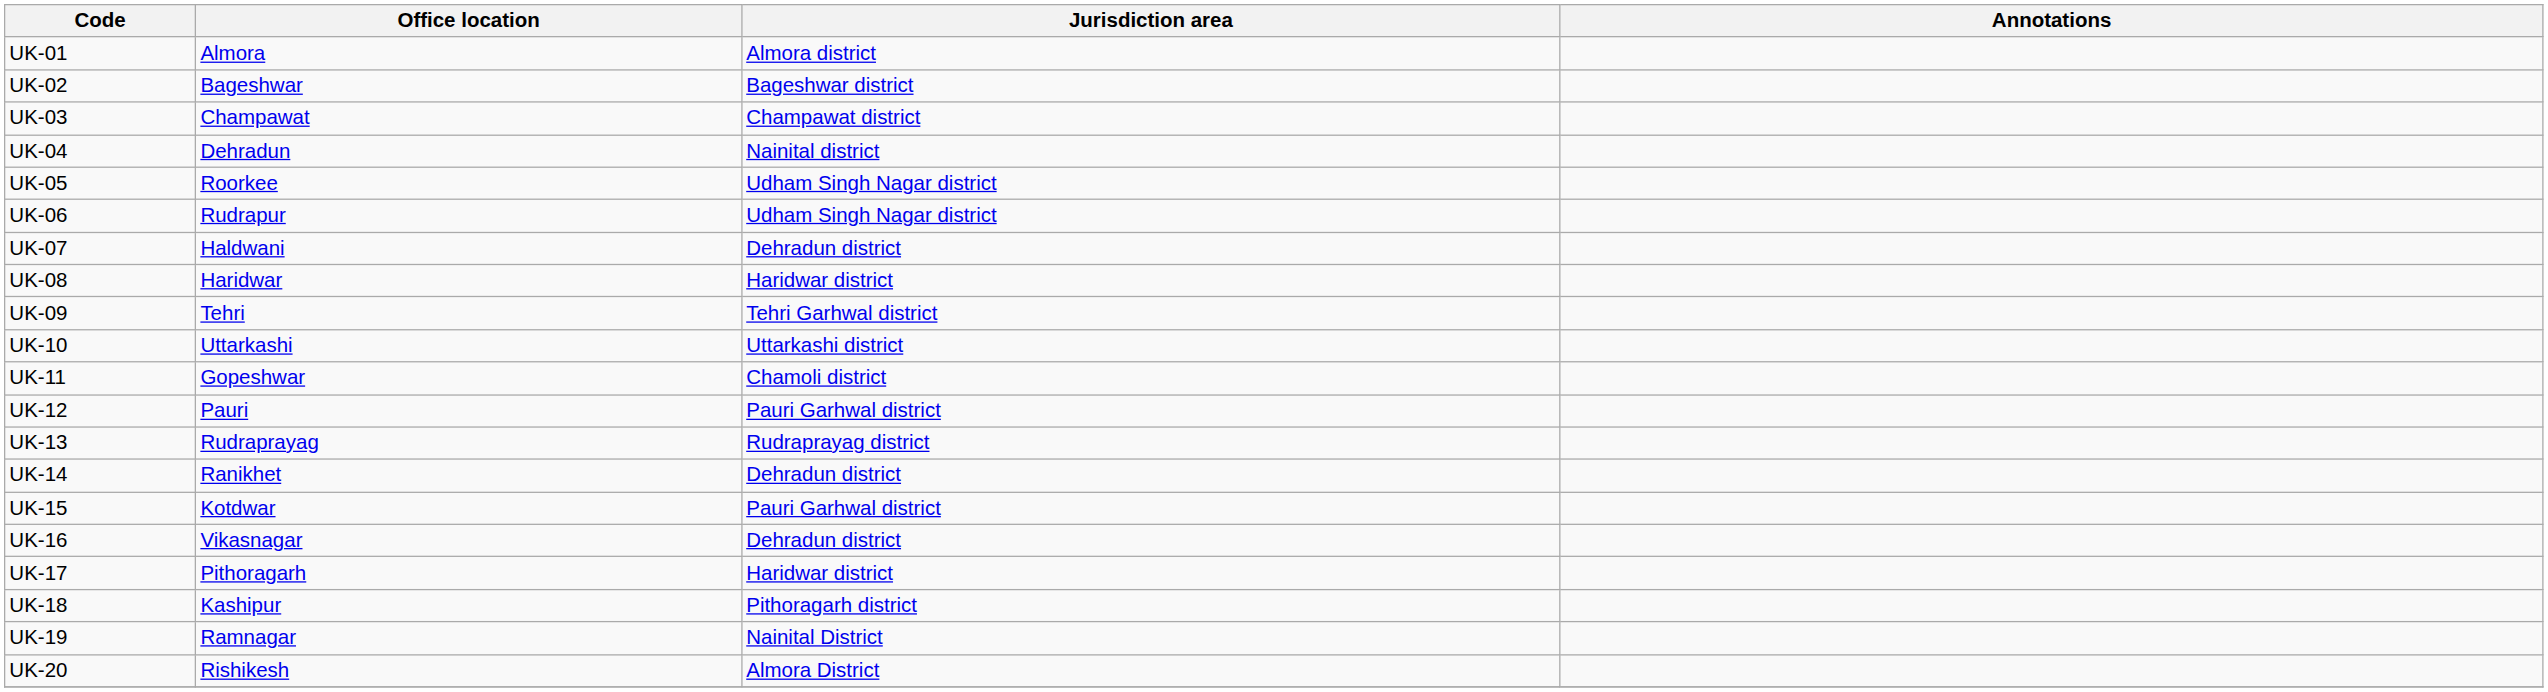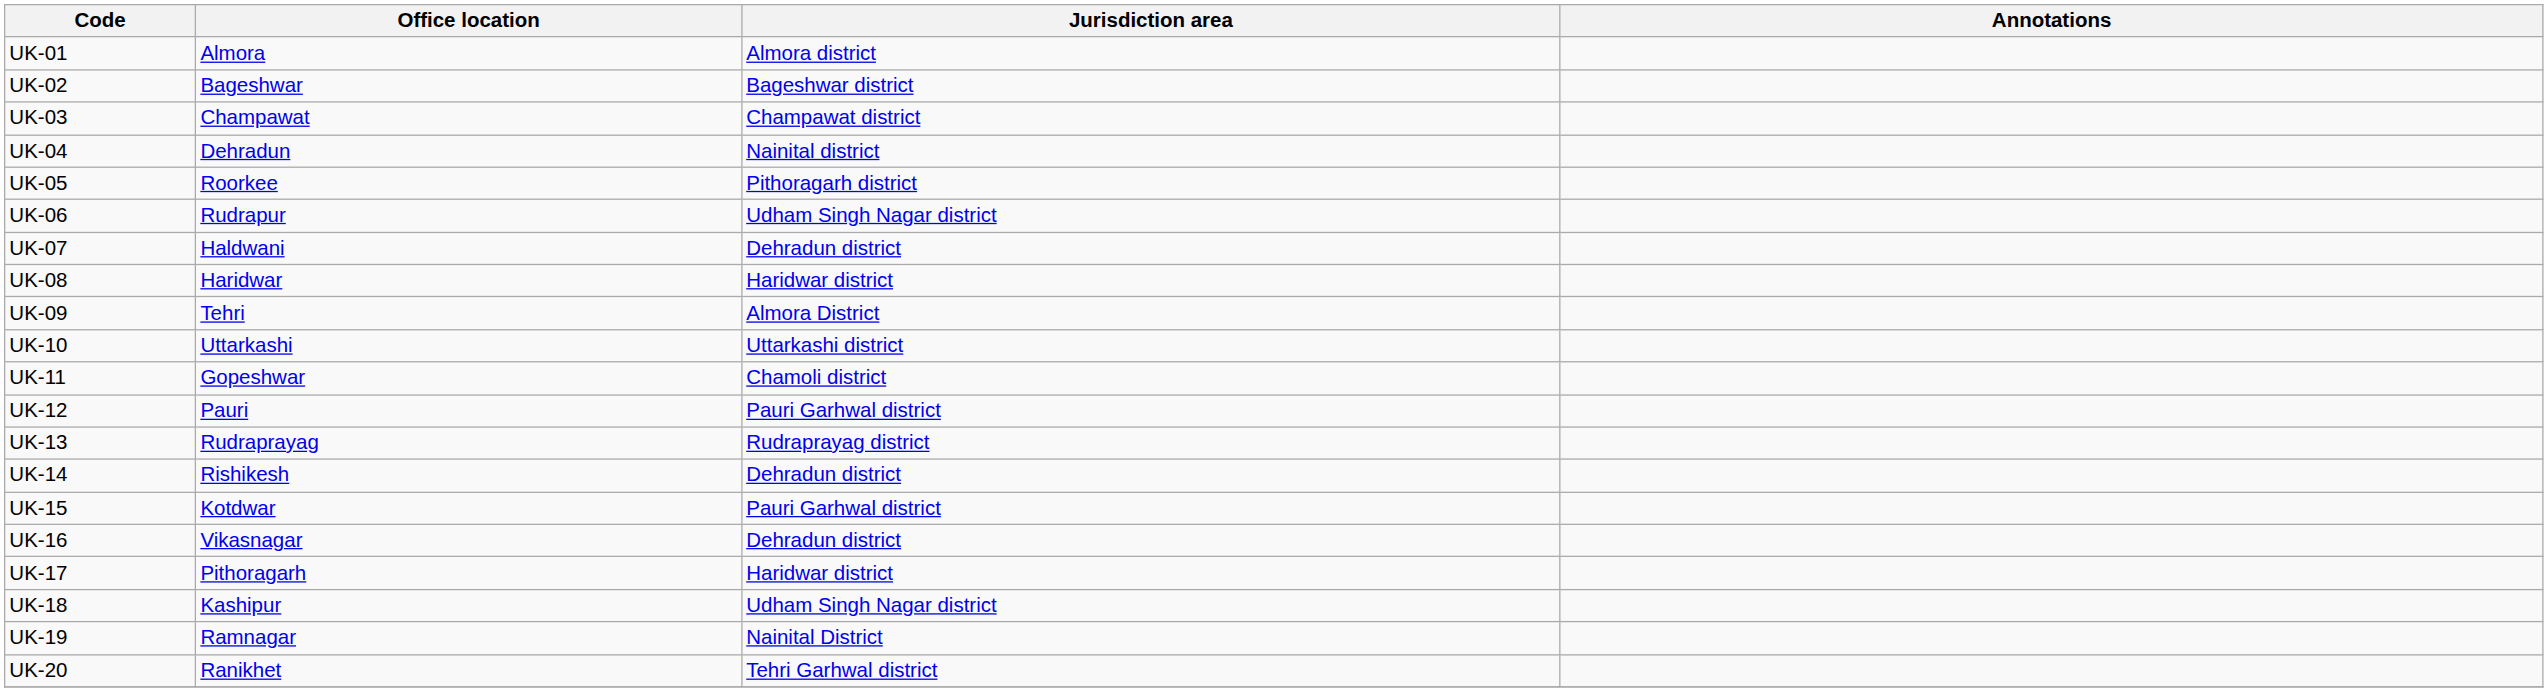(871, 183) Udham Singh Nagar district -> (832, 183) Pithoragarh district
(842, 313) Tehri Garhwal district -> (813, 313) Almora District
(241, 475) Ranikhet -> (245, 475) Rishikesh
(832, 605) Pithoragarh district -> (871, 605) Udham Singh Nagar district
(245, 670) Rishikesh -> (241, 670) Ranikhet
(813, 670) Almora District -> (842, 670) Tehri Garhwal district
